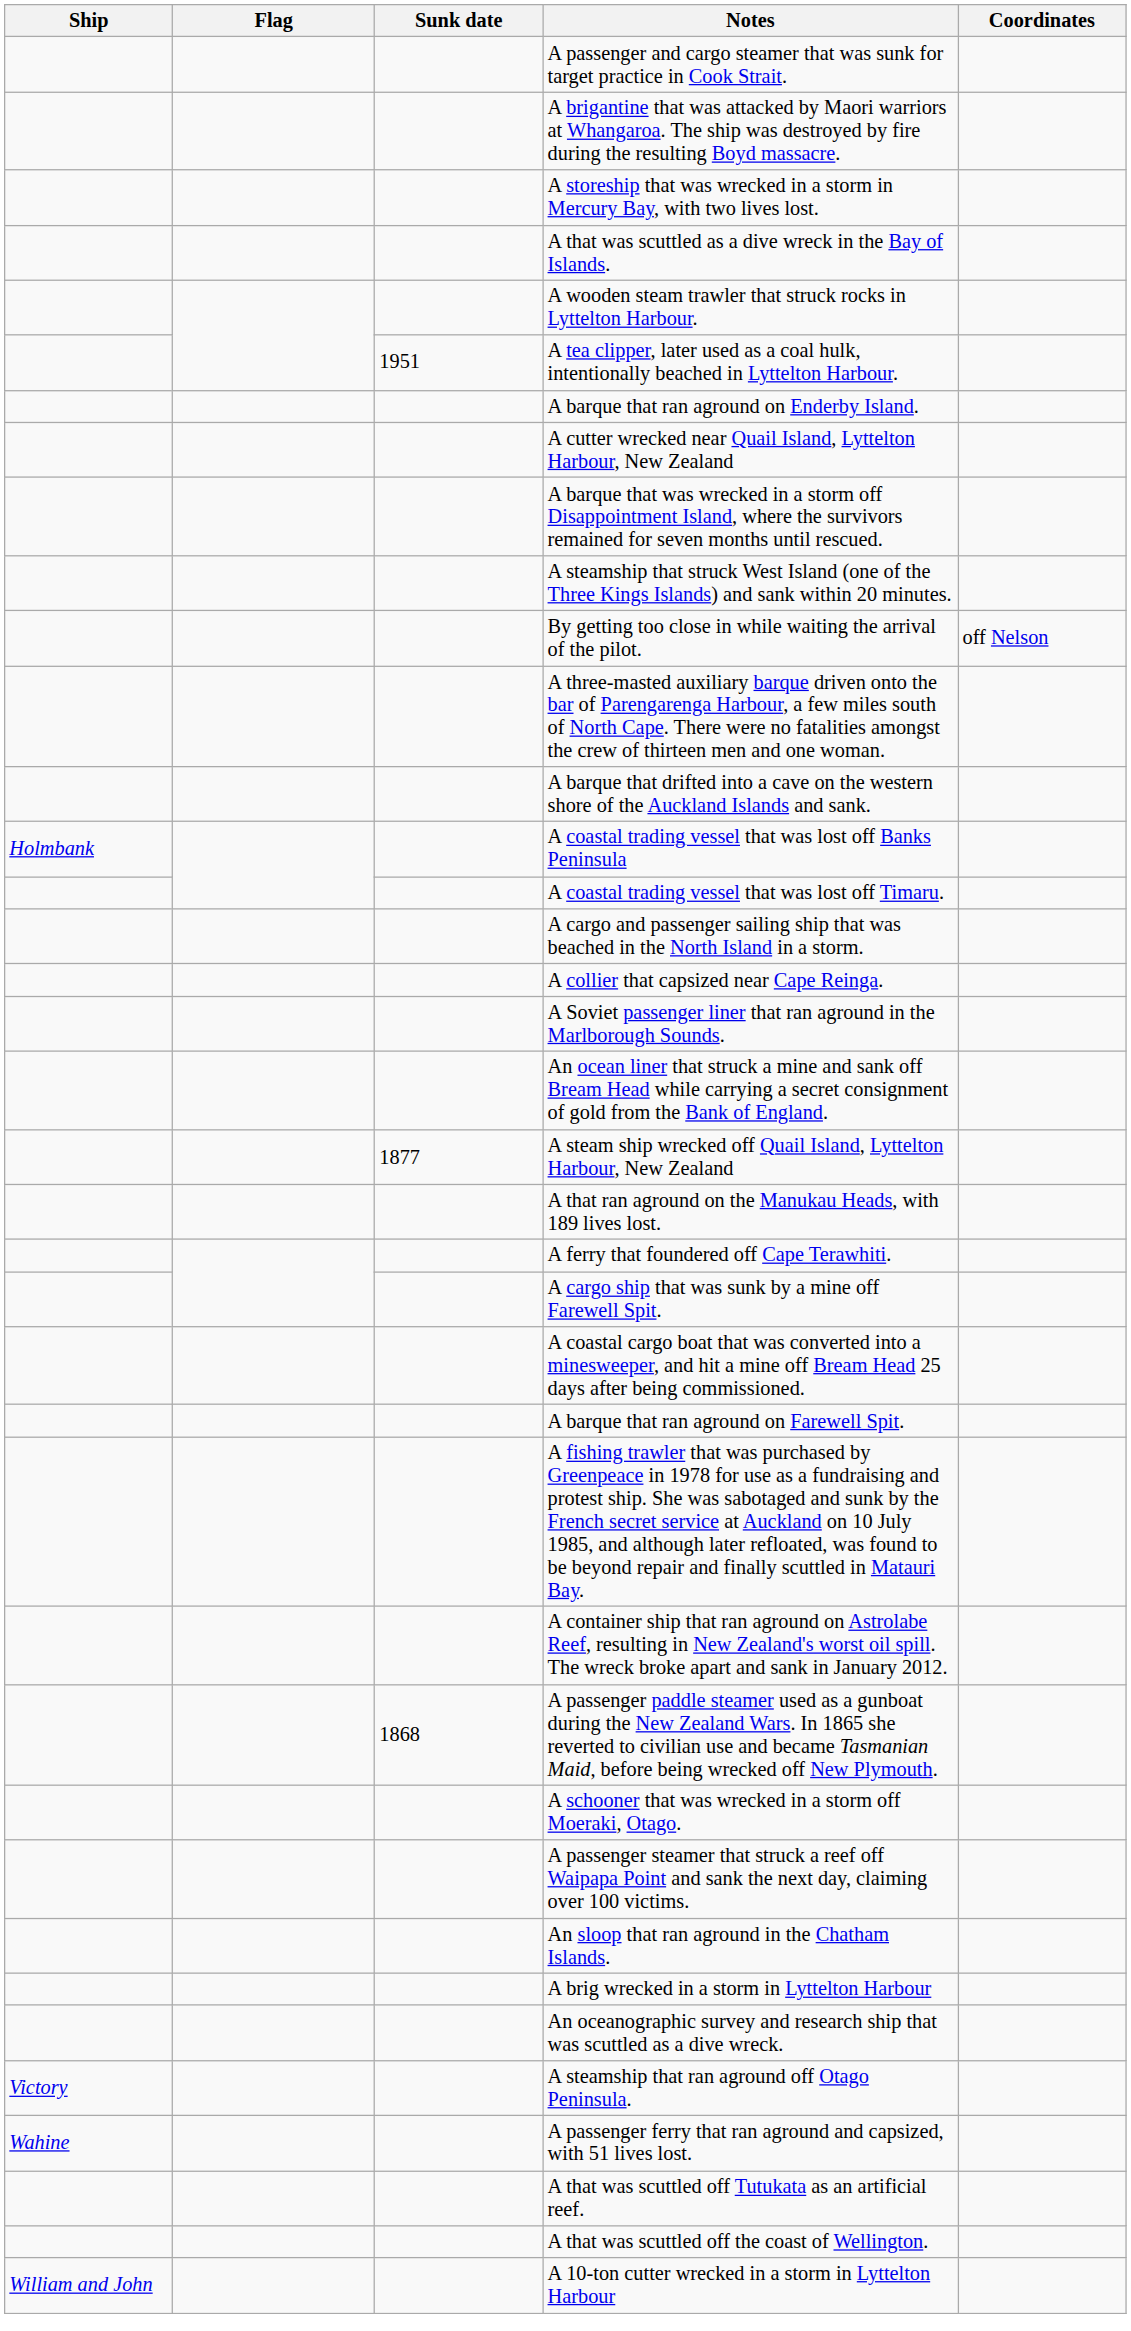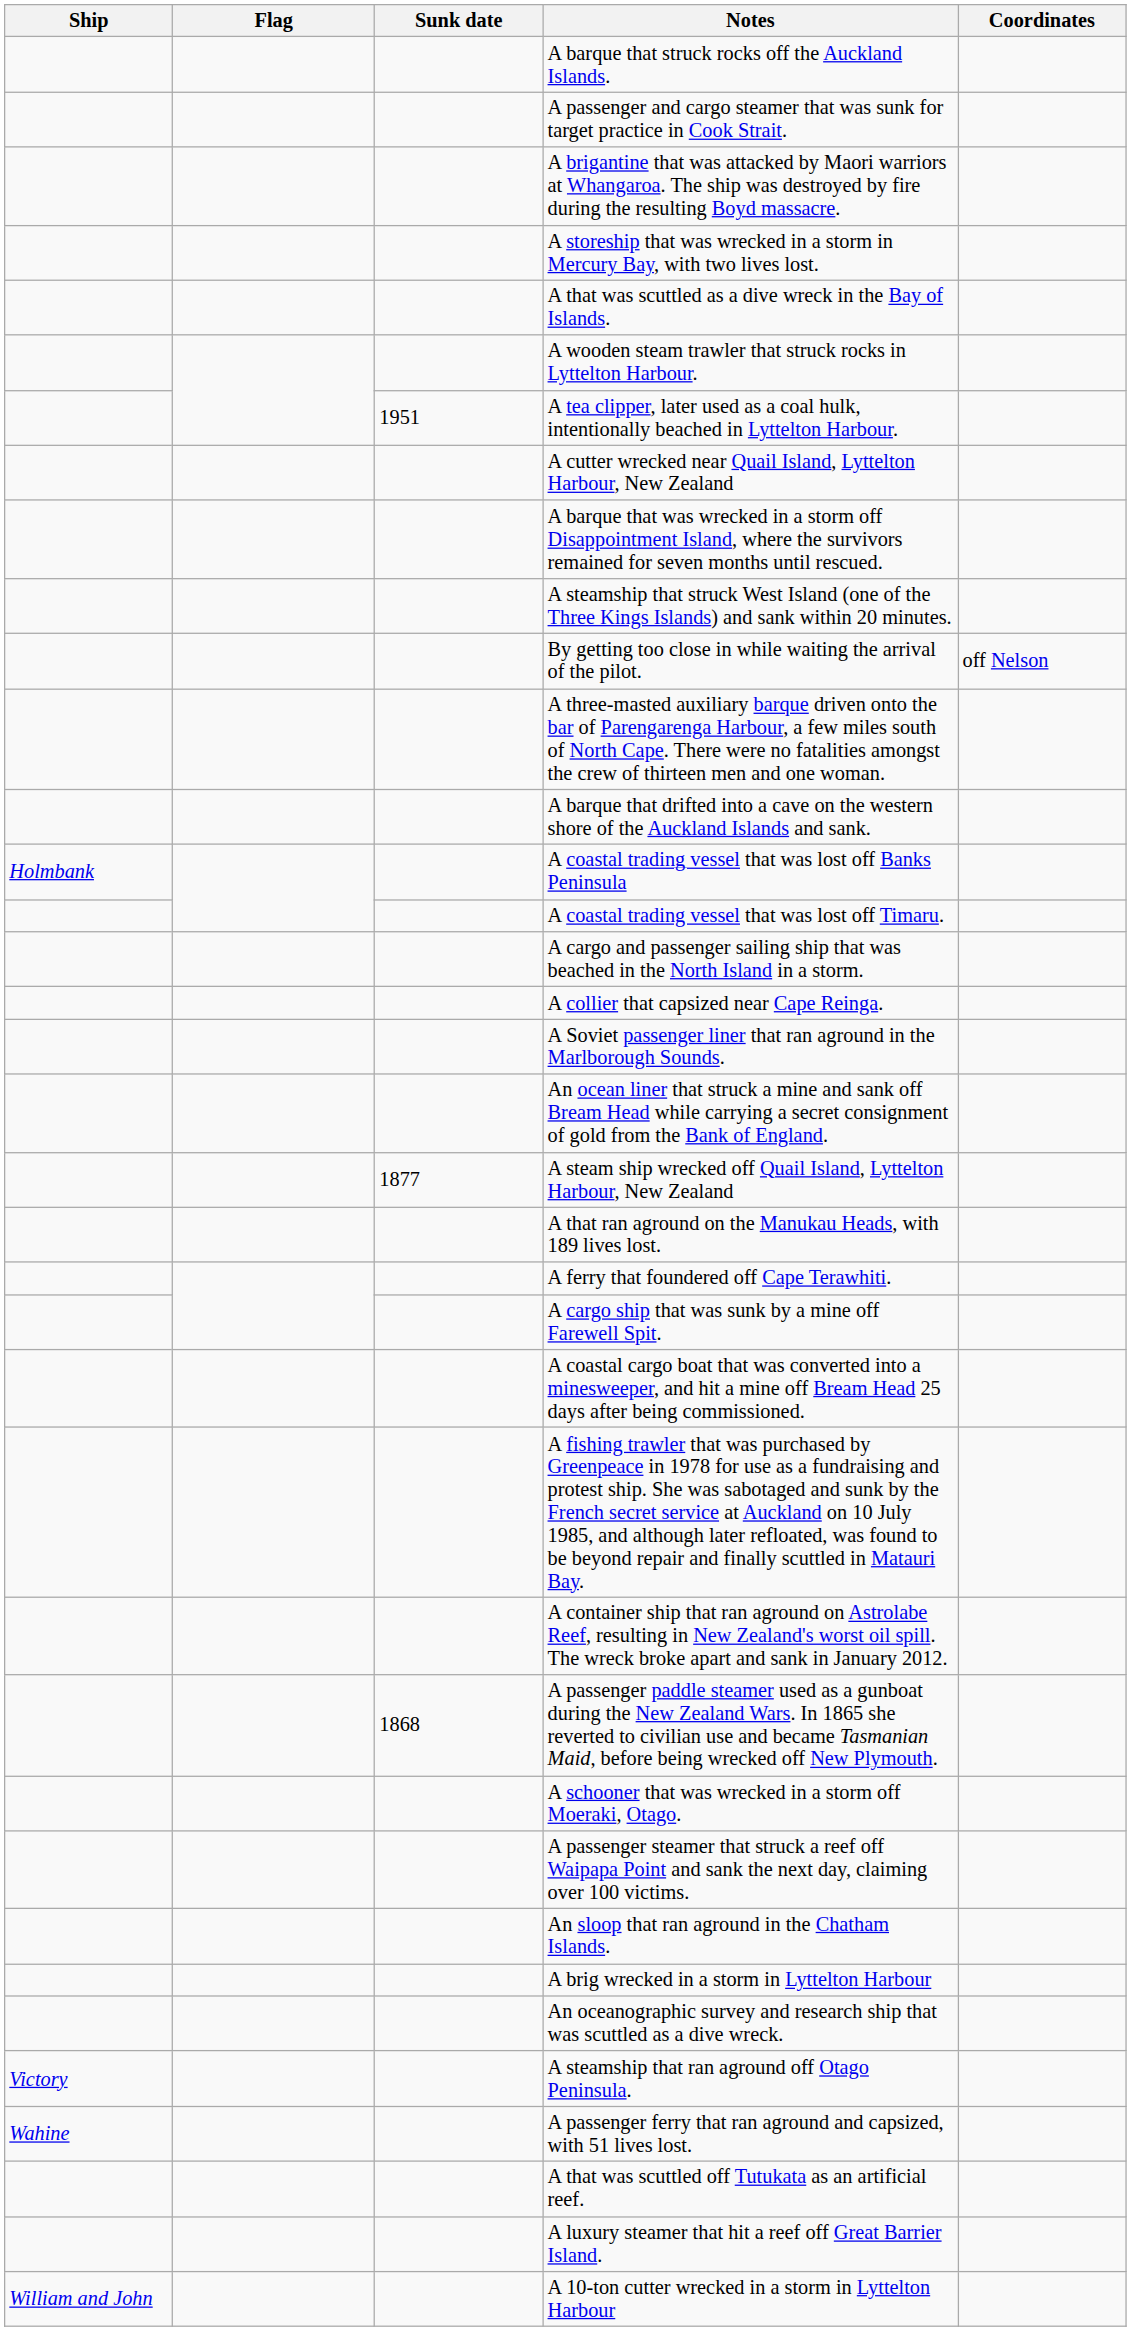+ row: (725, 64)
- row: (733, 406)
- row: (726, 1420)
+ row: (745, 2243)
- row: (738, 2241)
